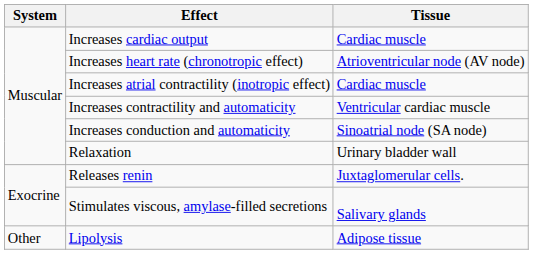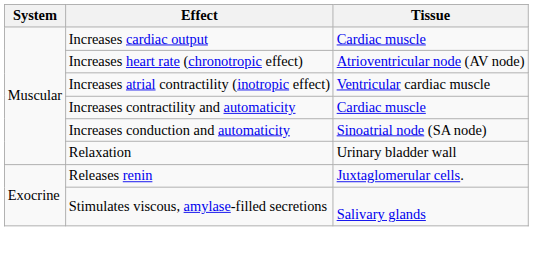(381, 84) Cardiac muscle -> (413, 84) Ventricular cardiac muscle
(413, 107) Ventricular cardiac muscle -> (381, 107) Cardiac muscle
- row: (96, 237)
